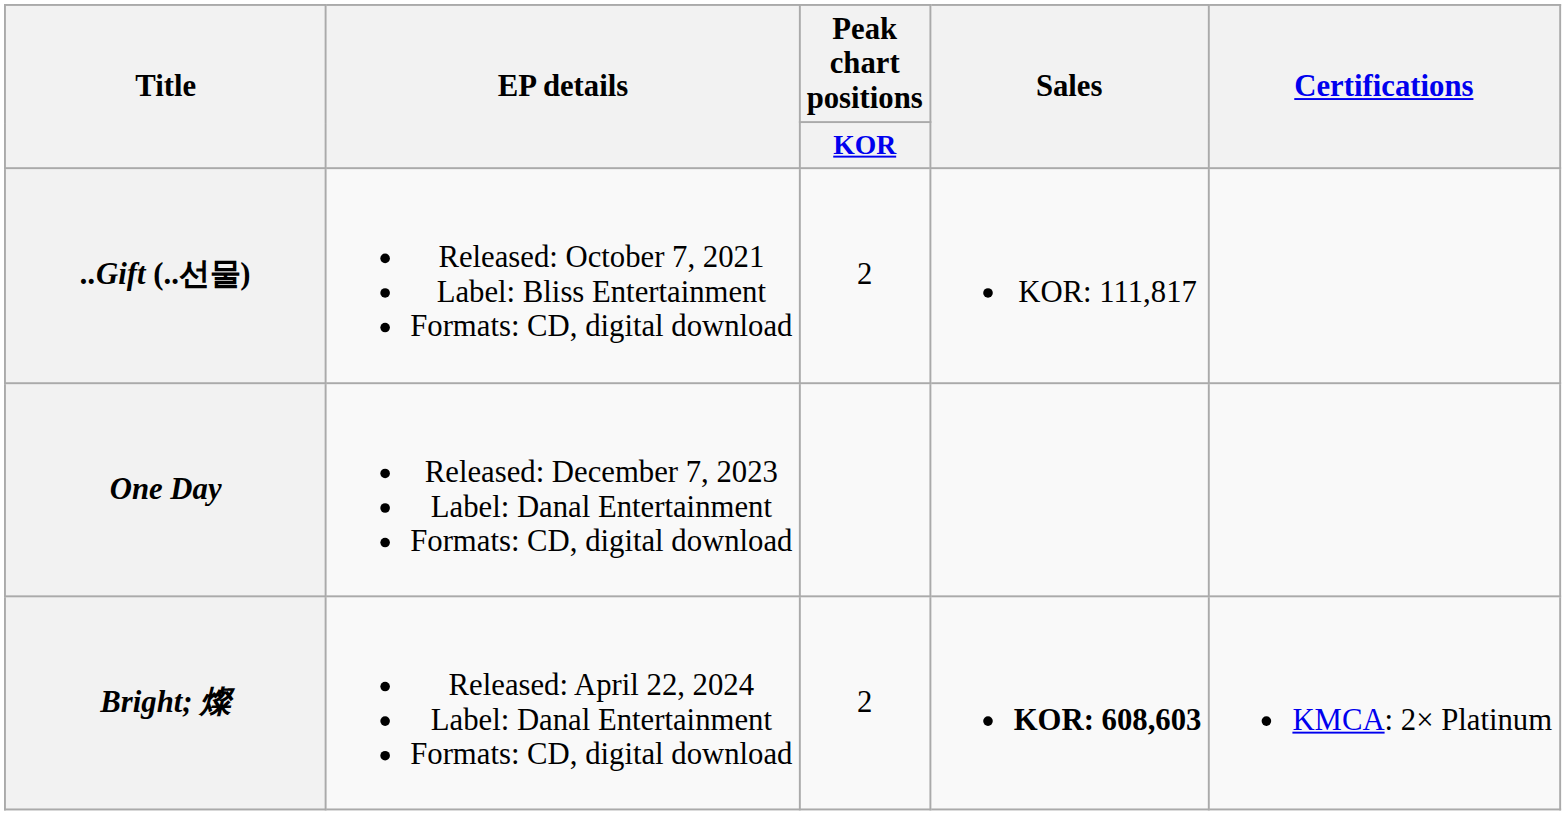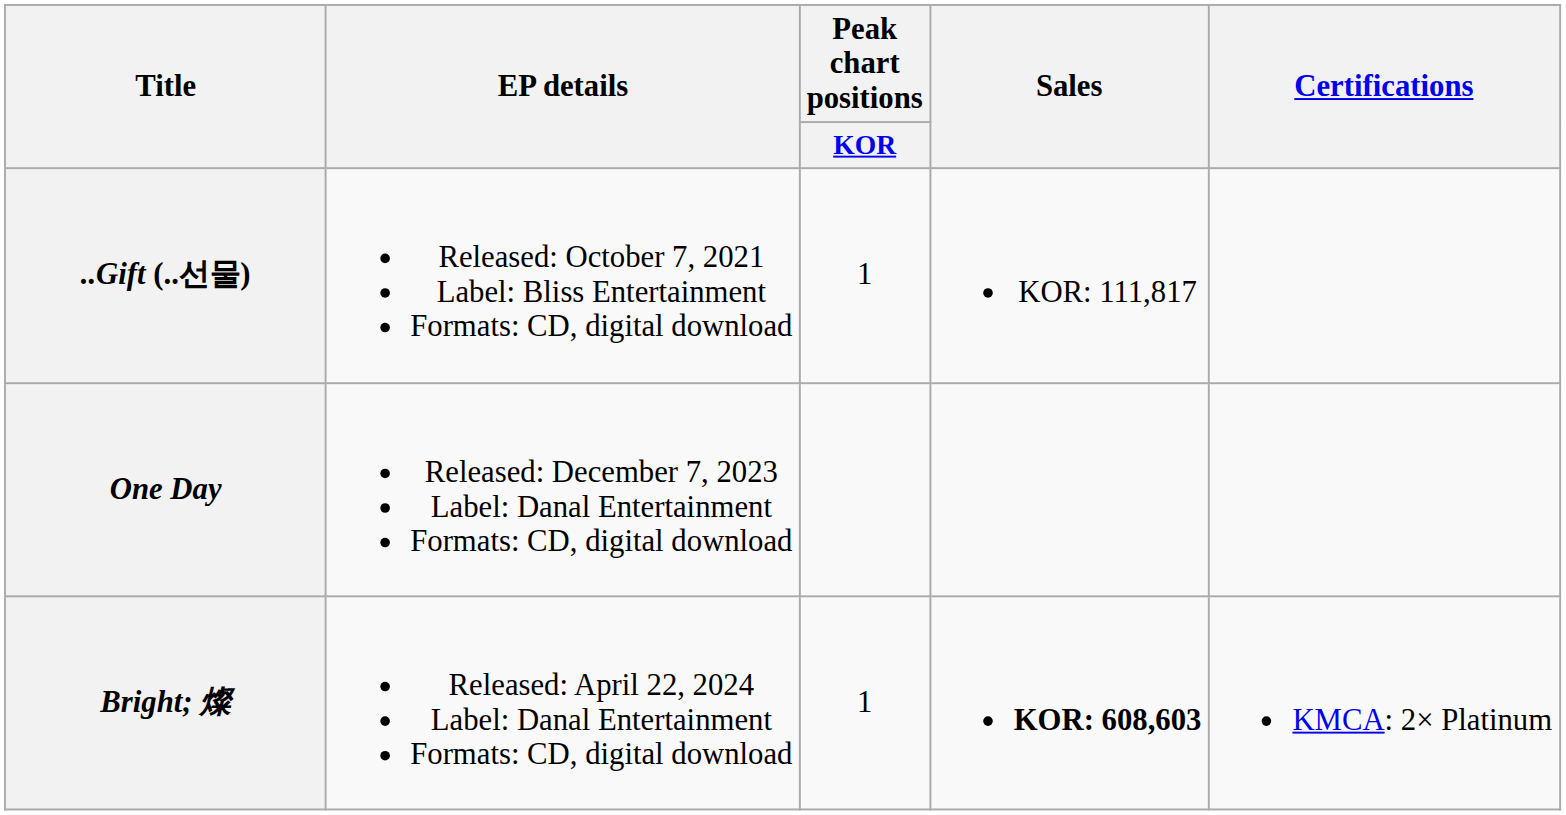(865, 274) 2 -> (865, 274) 1
(865, 702) 2 -> (865, 702) 1
